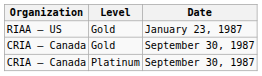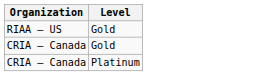- column: (200, 13)
